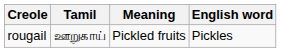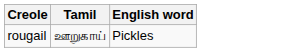- column: (149, 14)
